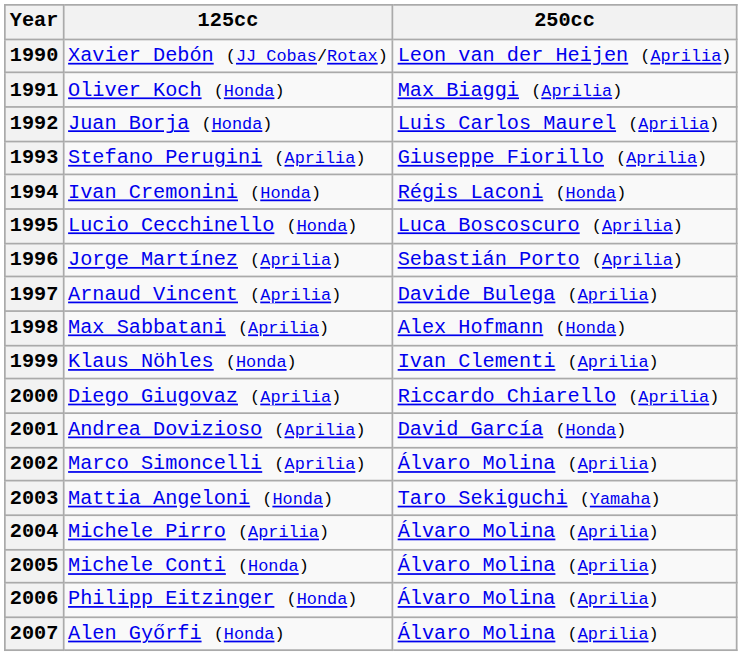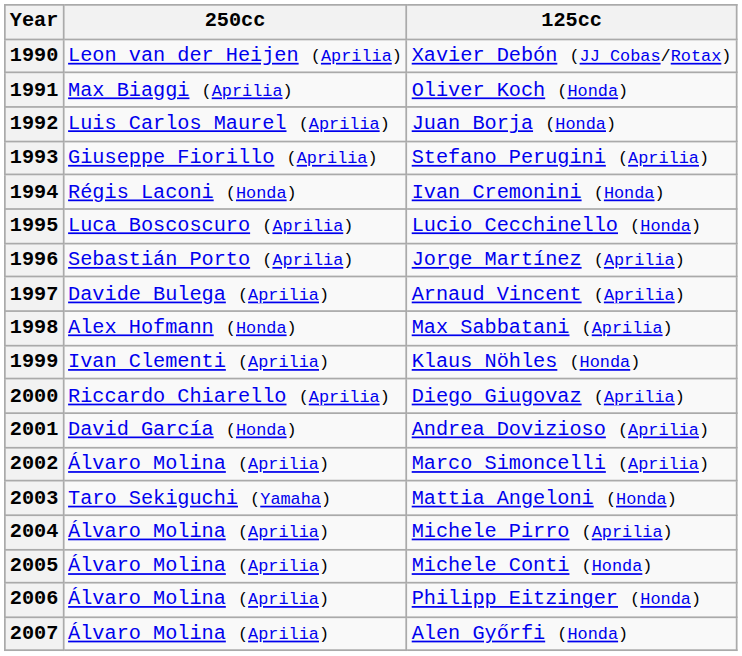columns swapped: (565, 22) <-> (228, 22)
